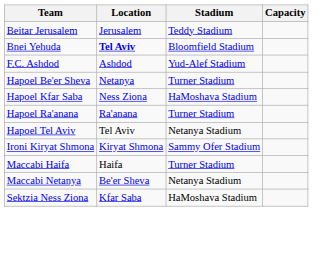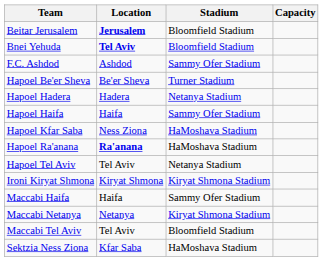(120, 30) normal -> (122, 30) bold
(200, 30) Teddy Stadium -> (211, 30) Bloomfield Stadium
(207, 63) Yud-Alef Stadium -> (214, 63) Sammy Ofer Stadium
(117, 80) Netanya -> (124, 80) Be'er Sheva
+ row: (39, 97)
+ row: (35, 113)
(118, 113) normal -> (121, 147) bold
(201, 113) Turner Stadium -> (213, 147) HaMoshava Stadium
(214, 147) Sammy Ofer Stadium -> (219, 180) Kiryat Shmona Stadium
(201, 164) Turner Stadium -> (214, 197) Sammy Ofer Stadium
(124, 180) Be'er Sheva -> (117, 214) Netanya
(205, 180) Netanya Stadium -> (219, 214) Kiryat Shmona Stadium
+ row: (44, 231)
